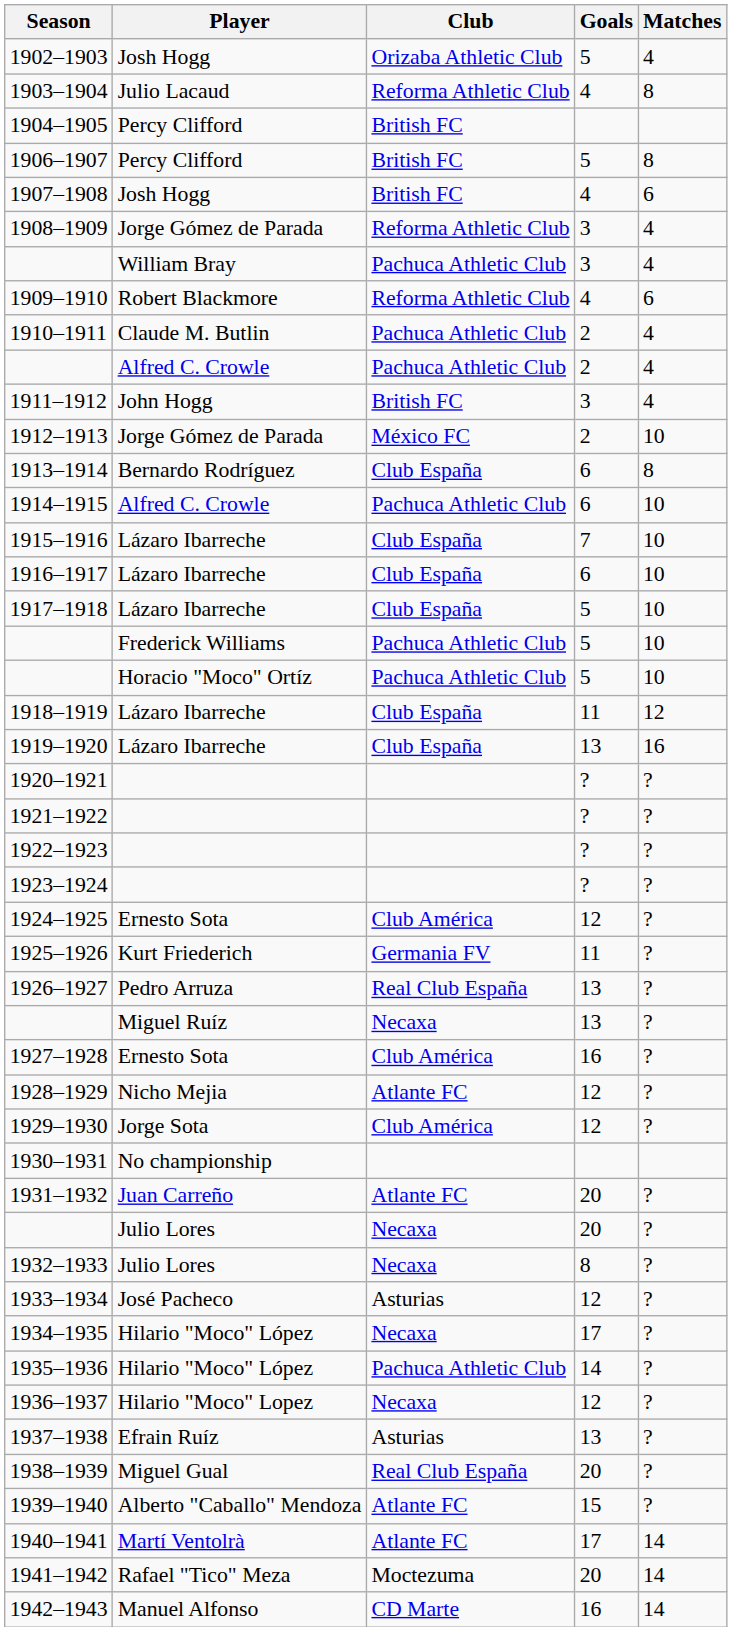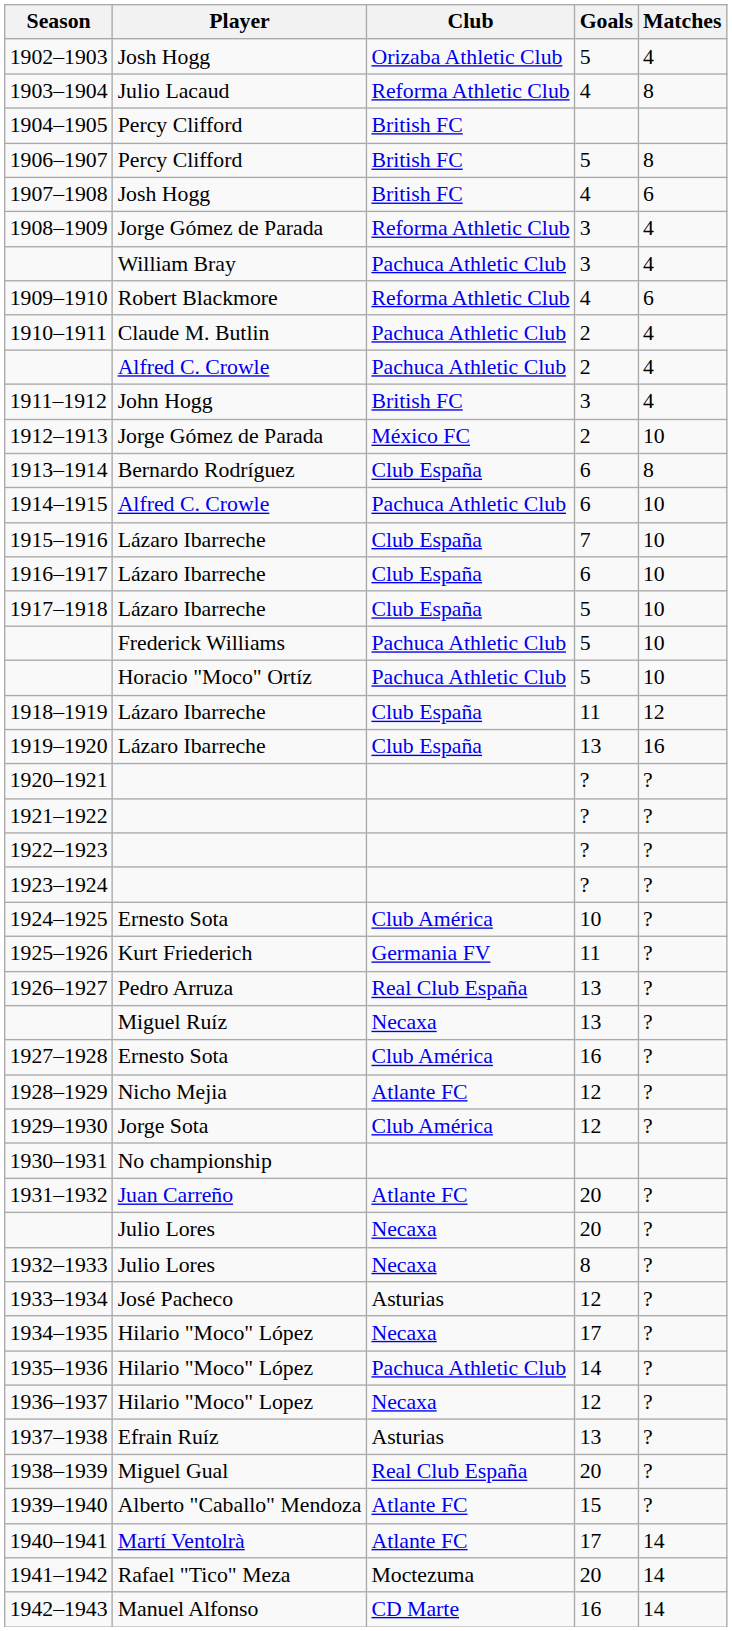(591, 919) 12 -> (591, 919) 10
